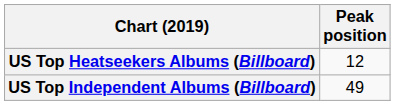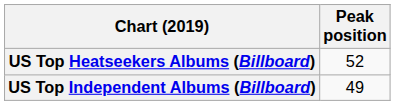(355, 61) 12 -> (355, 61) 52
